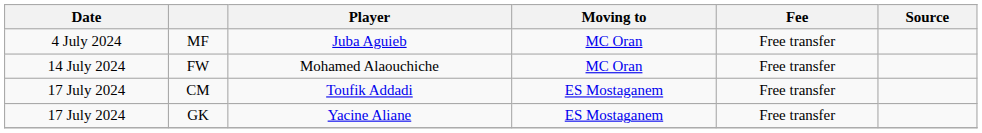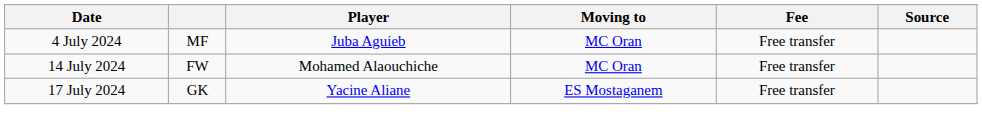- row: (198, 90)
